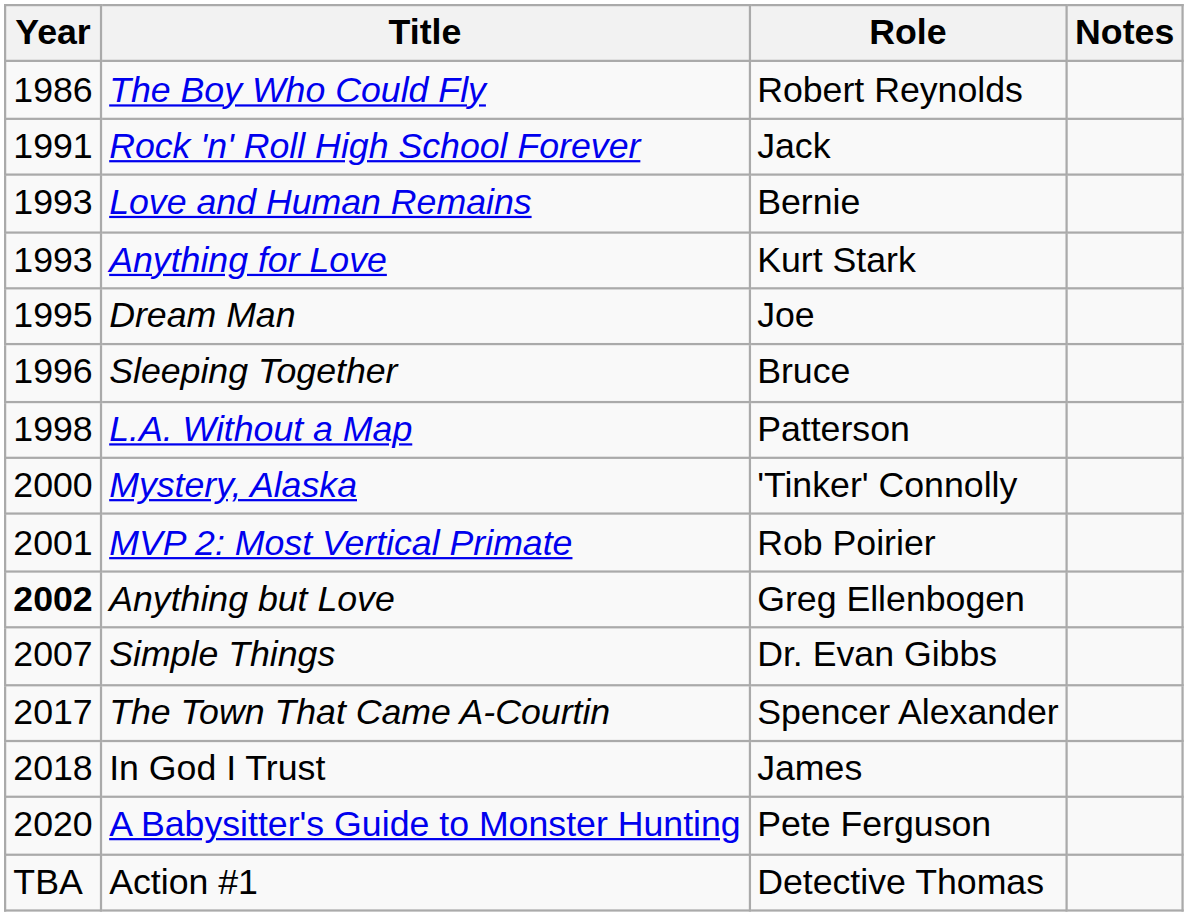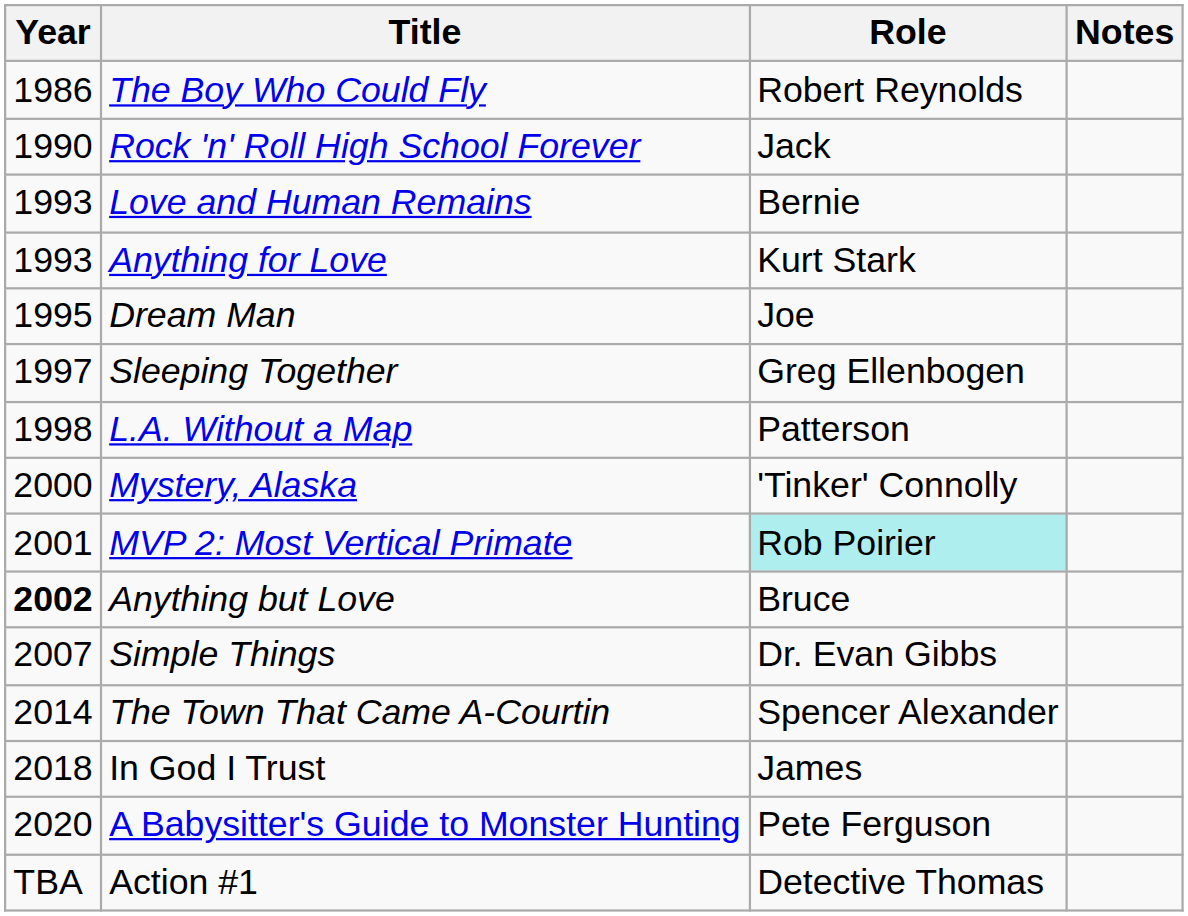(53, 145) 1991 -> (53, 145) 1990
(53, 372) 1996 -> (53, 372) 1997
(804, 372) Bruce -> (891, 372) Greg Ellenbogen
(846, 542) no background -> (846, 542) paleturquoise background
(891, 598) Greg Ellenbogen -> (804, 598) Bruce
(53, 711) 2017 -> (53, 711) 2014
